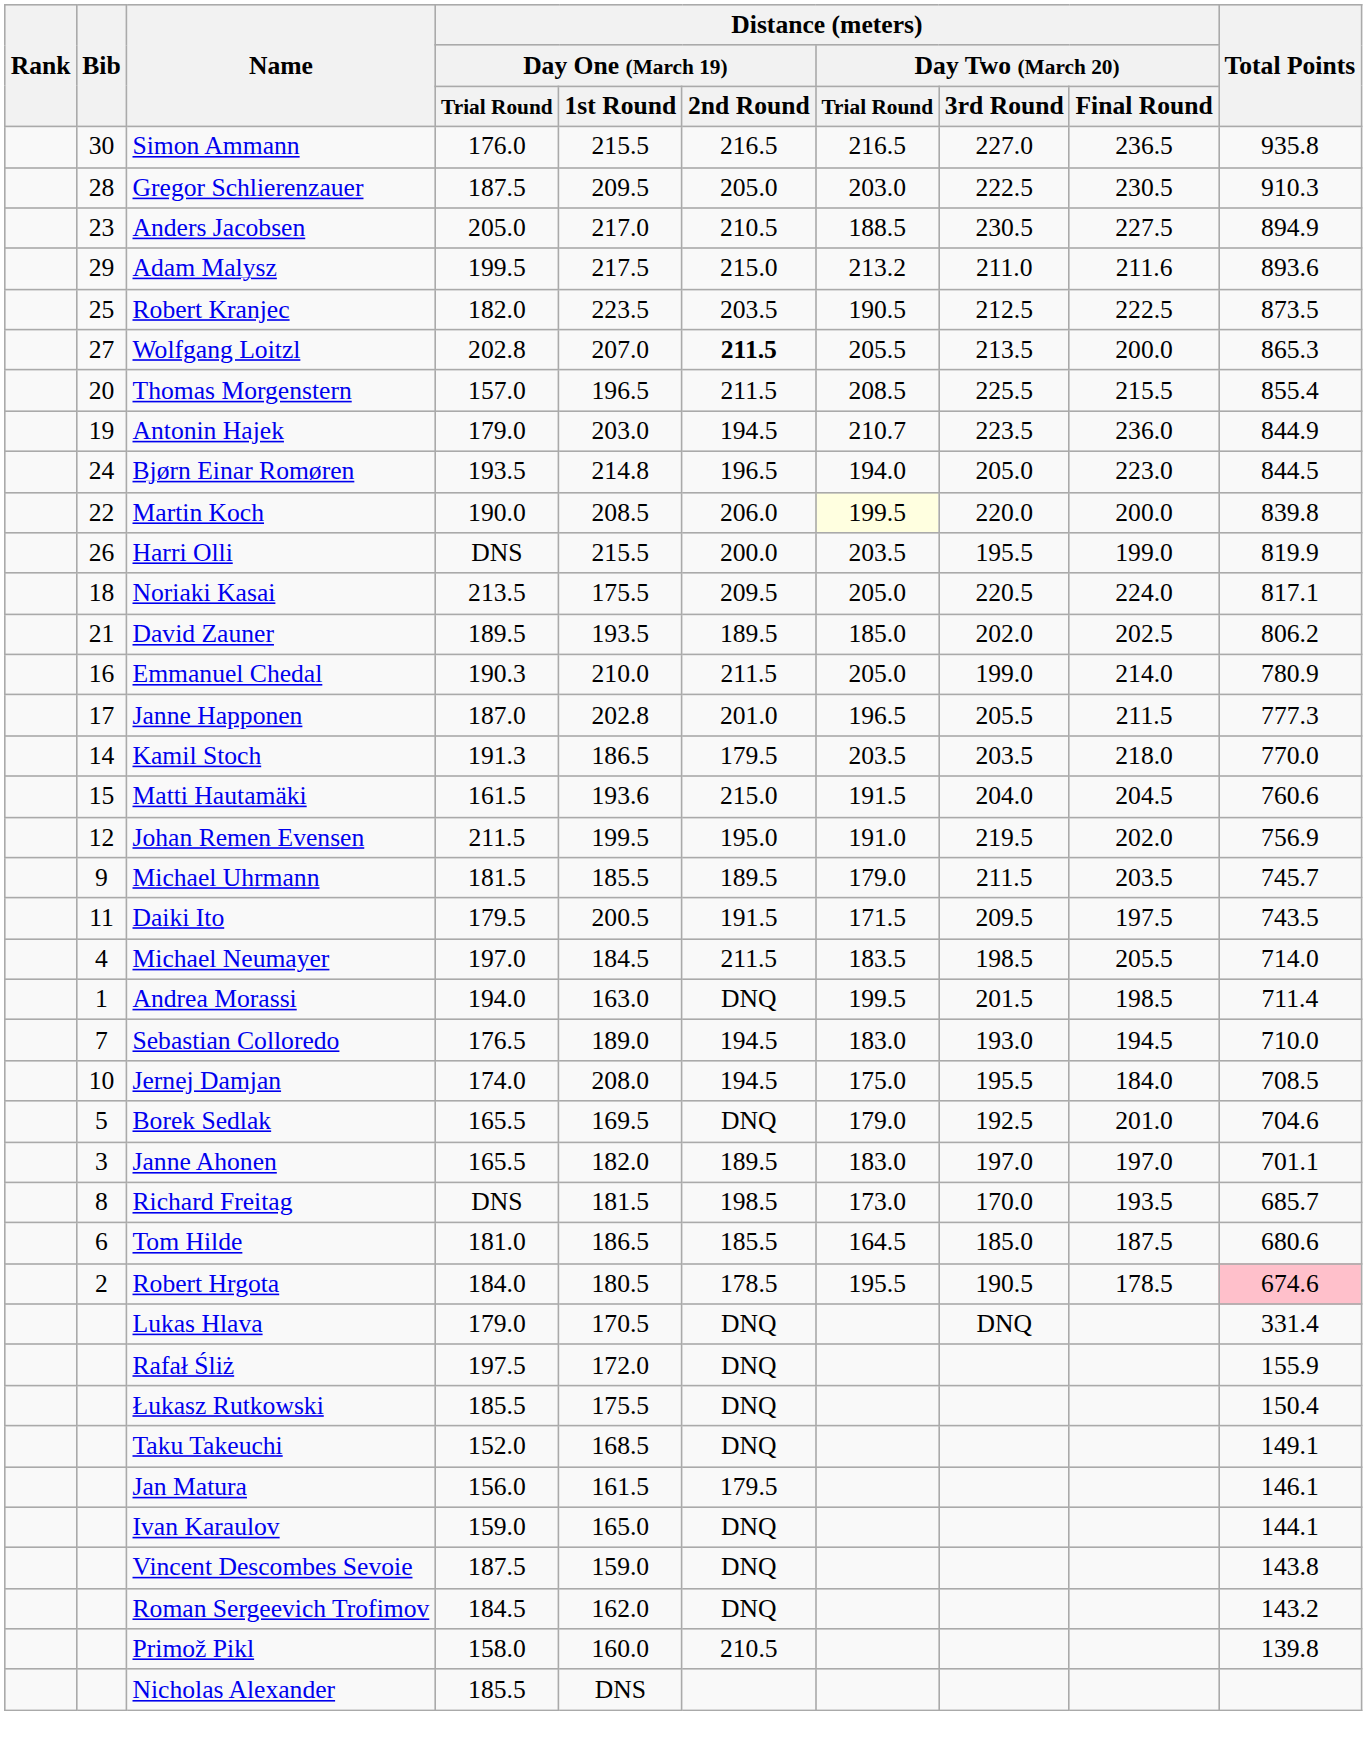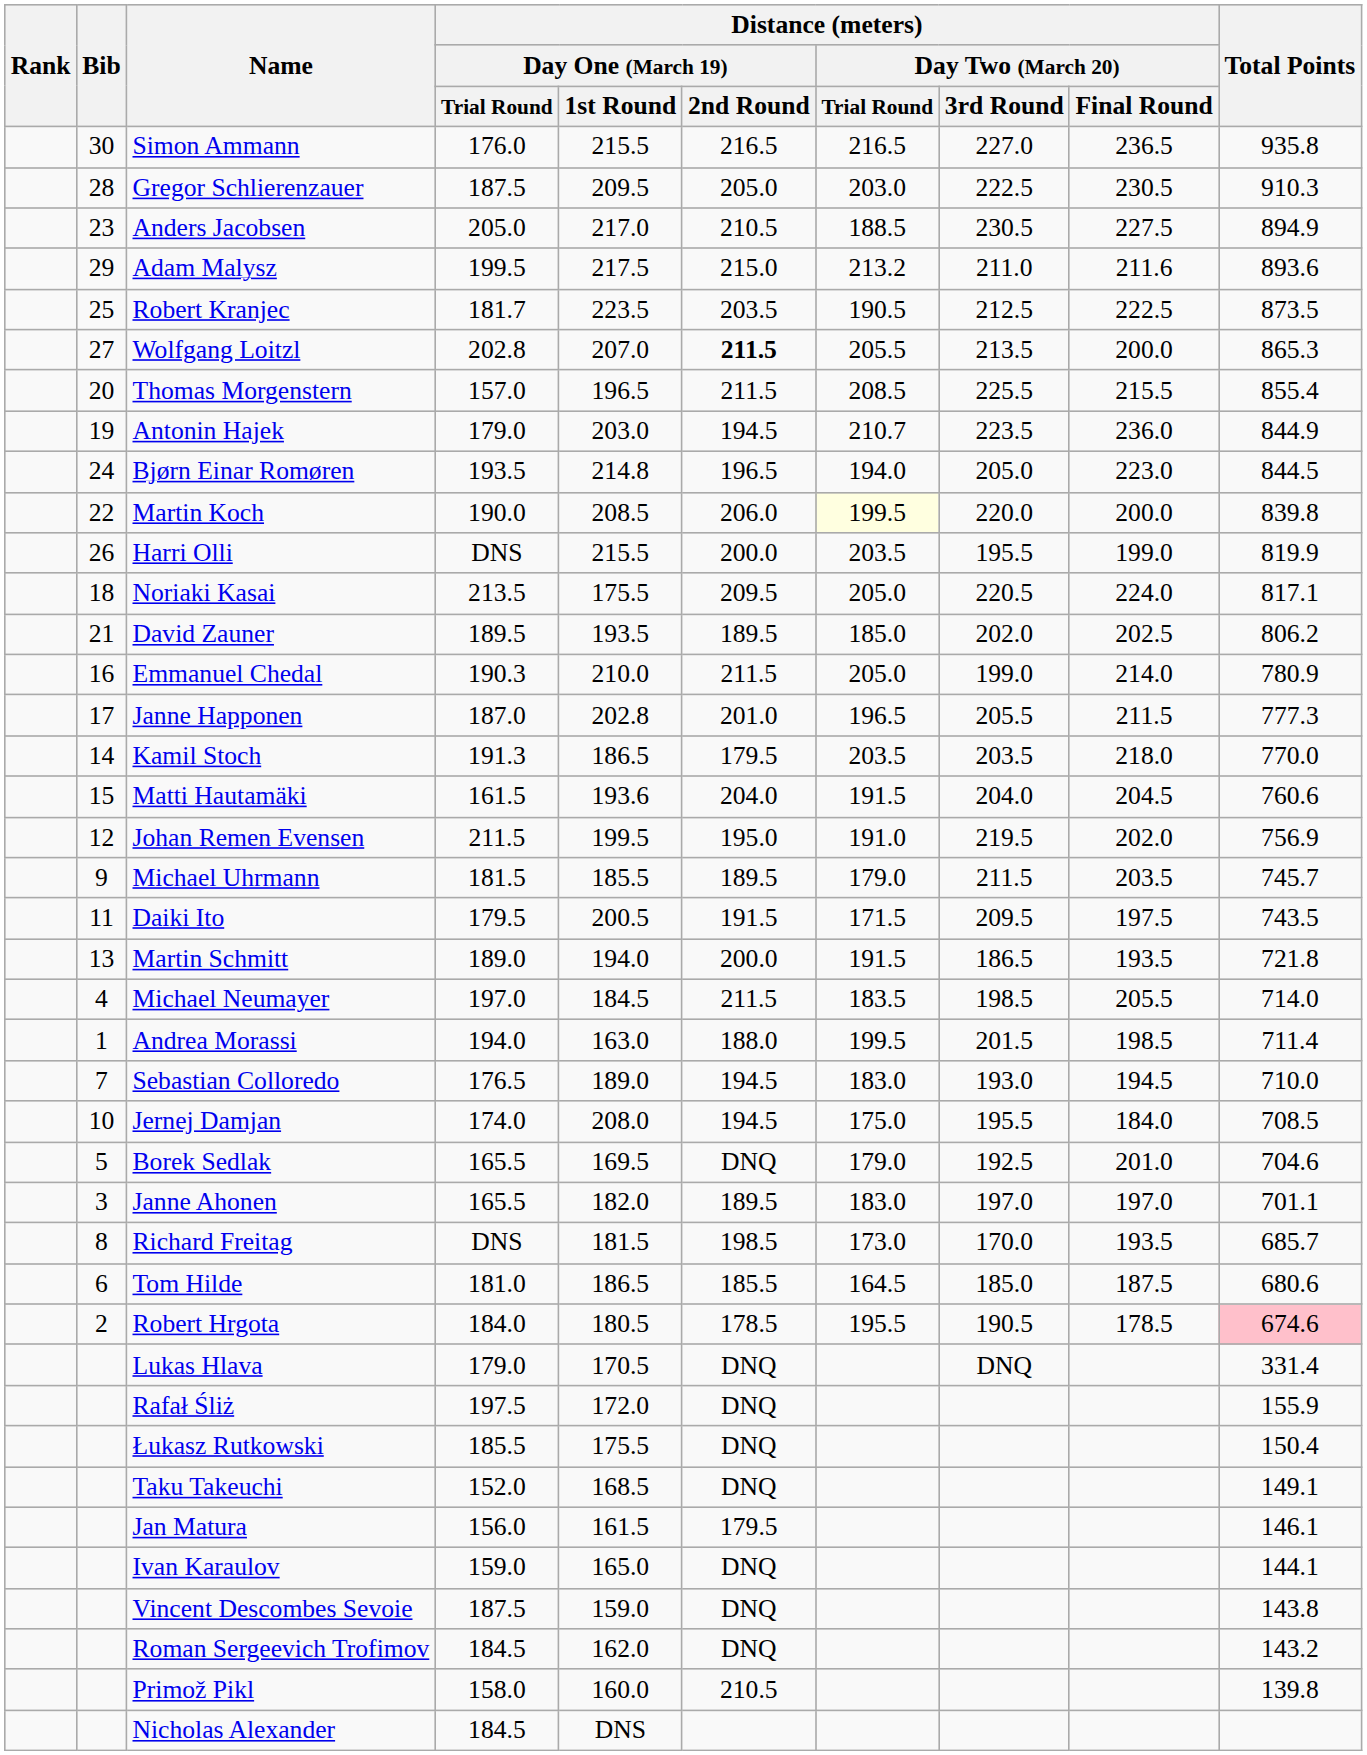(497, 308) 182.0 -> (497, 308) 181.7
(749, 796) 215.0 -> (749, 796) 204.0
+ row: (210, 958)
(749, 999) DNQ -> (749, 1039) 188.0
(497, 1689) 185.5 -> (497, 1730) 184.5
